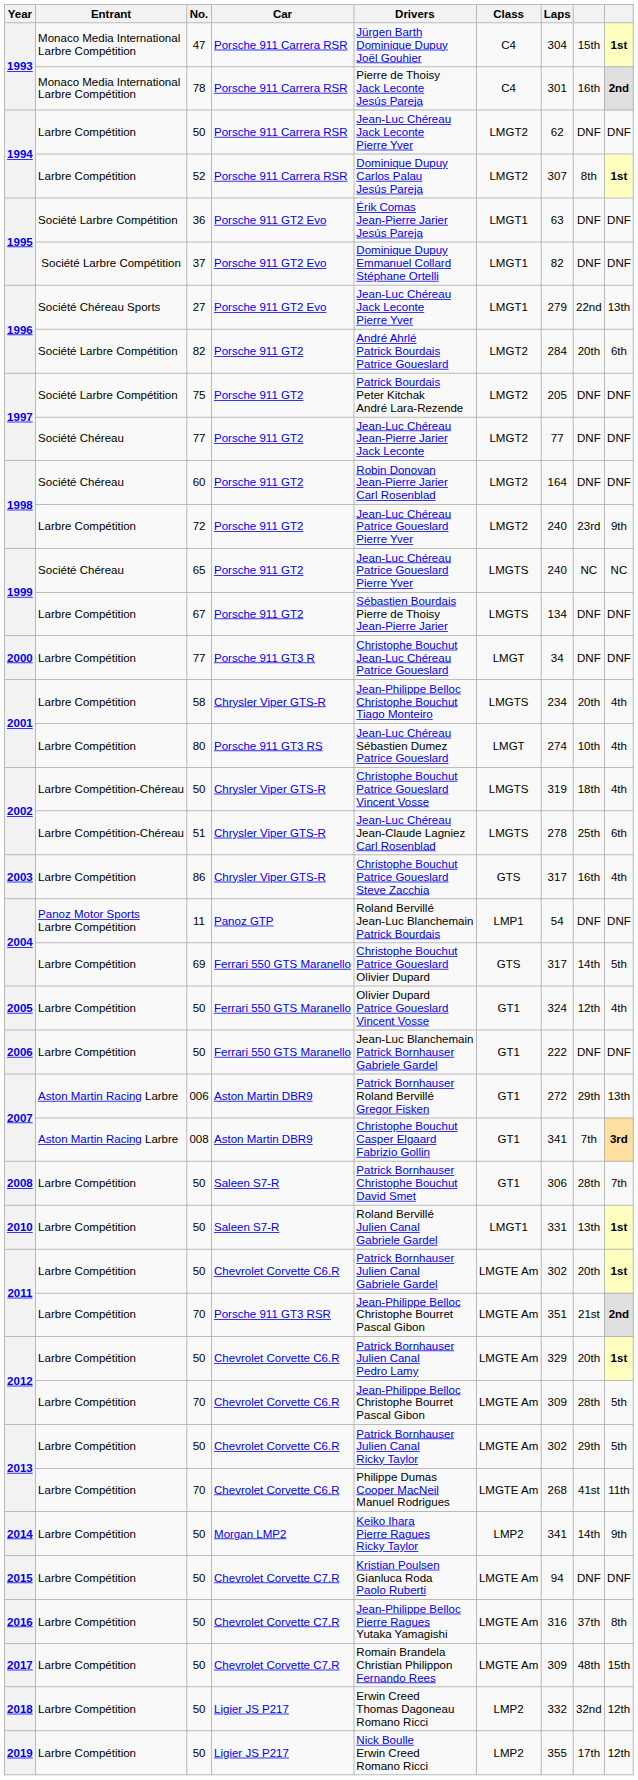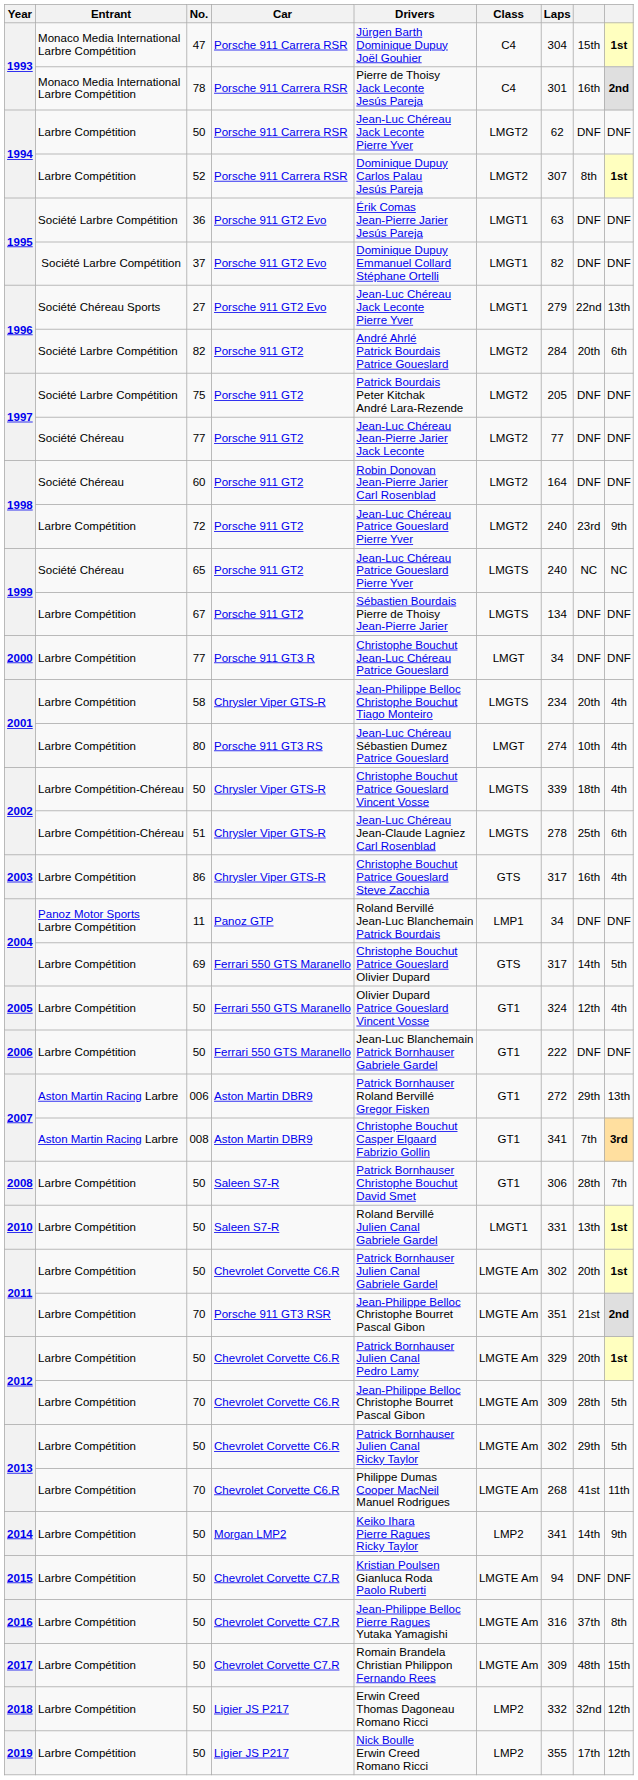(557, 789) 319 -> (557, 789) 339
(557, 921) 54 -> (557, 921) 34
